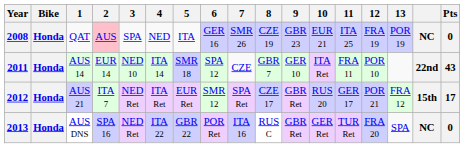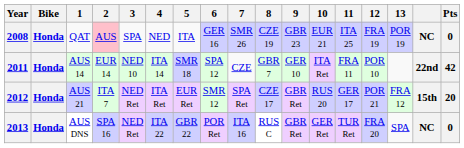(450, 67) 43 -> (450, 67) 42
(450, 97) 17 -> (450, 97) 20
